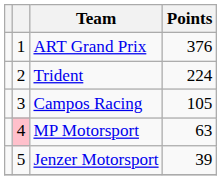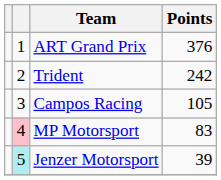(200, 74) 224 -> (200, 74) 242
(204, 131) 63 -> (204, 131) 83
(21, 159) no background -> (21, 159) paleturquoise background
